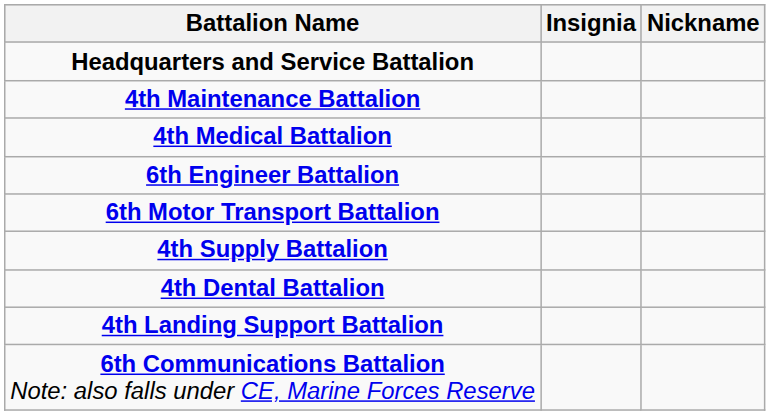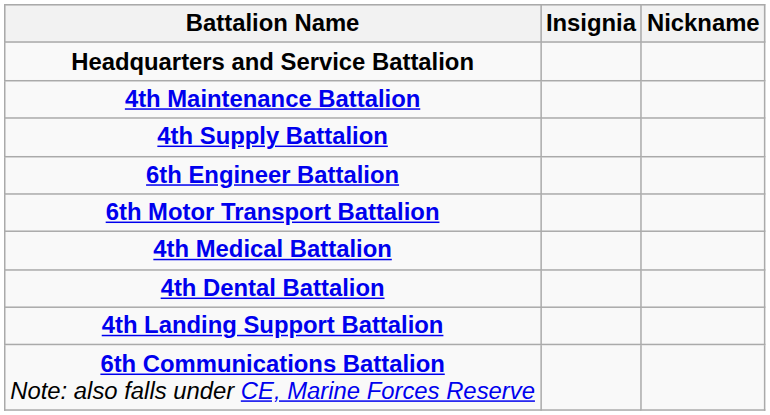rows swapped: (273, 250) <-> (273, 136)
